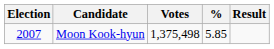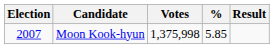(175, 33) 1,375,498 -> (175, 33) 1,375,998
